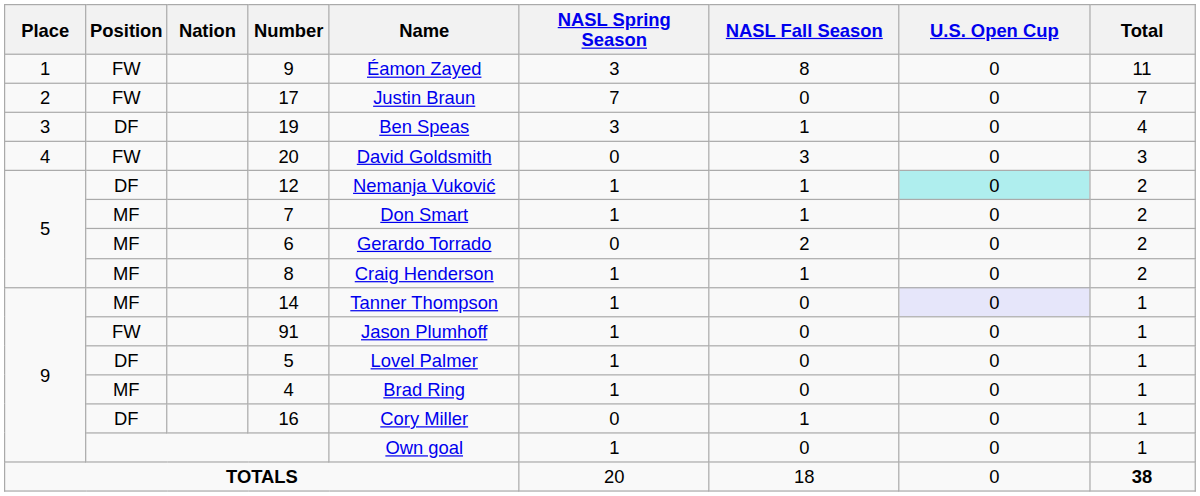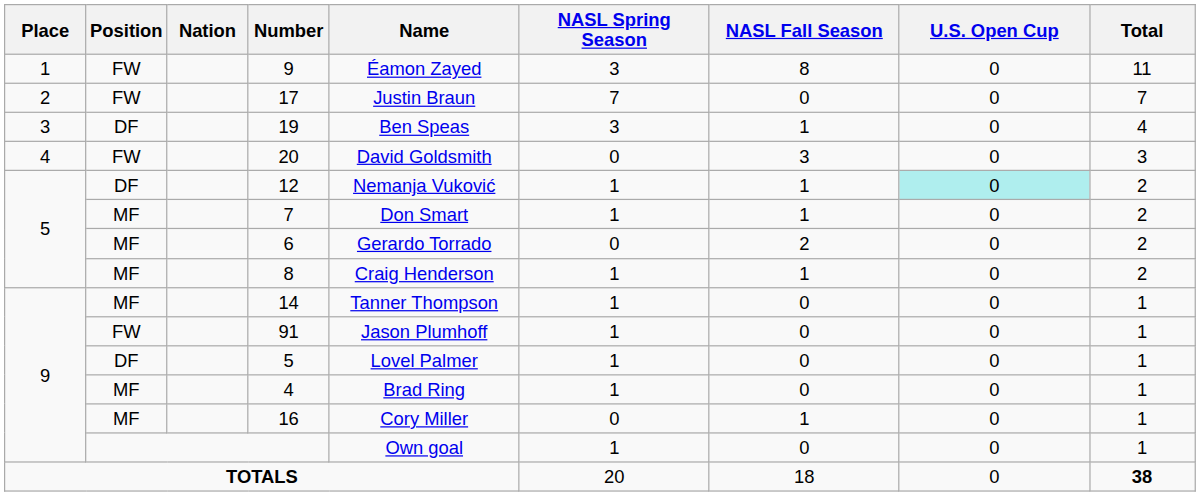(994, 302) lavender background -> (994, 302) no background
(126, 418) DF -> (126, 418) MF
